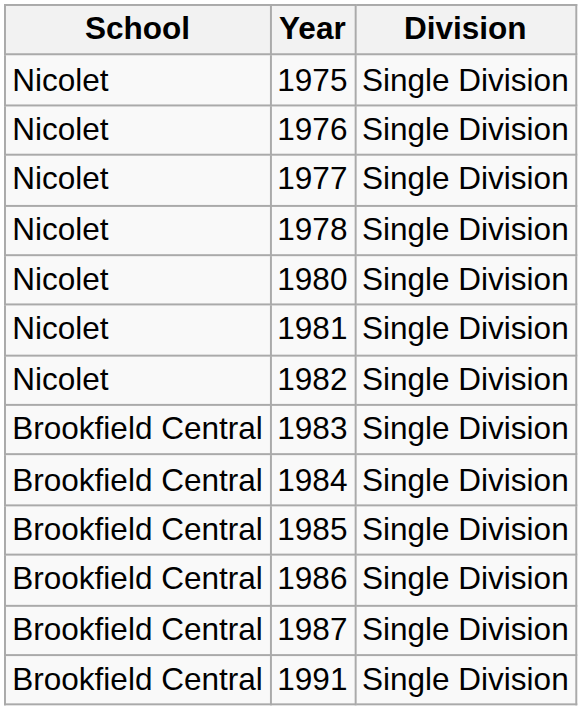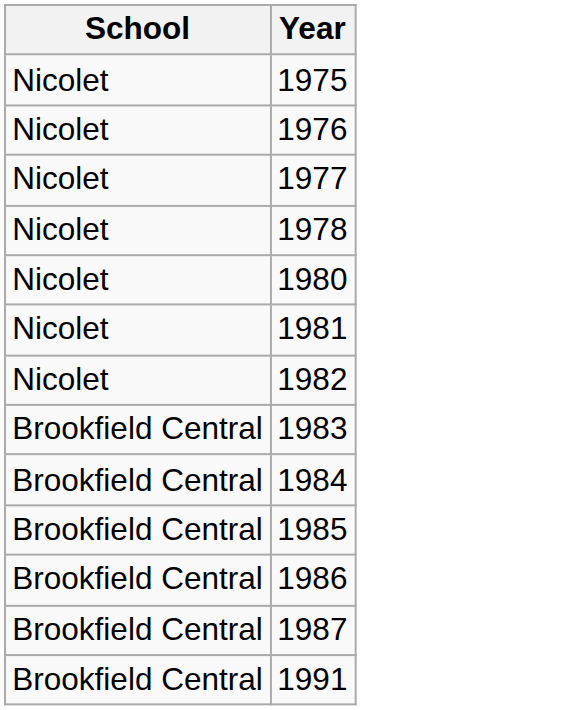- column: (465, 29)
